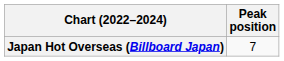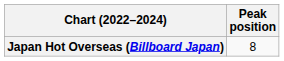(253, 46) 7 -> (253, 46) 8
